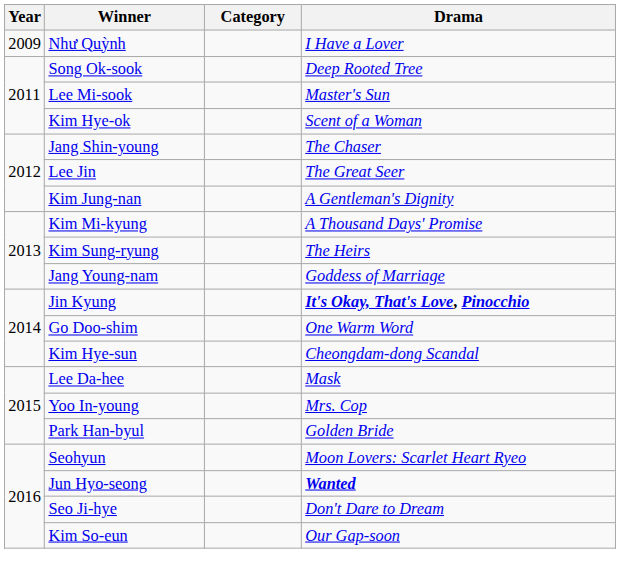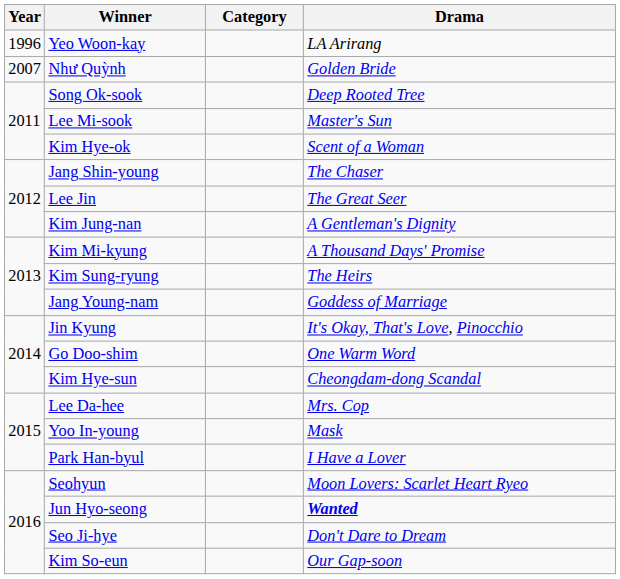+ row: (97, 43)
(25, 43) 2009 -> (25, 69) 2007
(354, 43) I Have a Lover -> (352, 69) Golden Bride
(417, 302) bold -> (415, 328) normal
(323, 379) Mask -> (338, 405) Mrs. Cop
(336, 405) Mrs. Cop -> (325, 431) Mask
(349, 431) Golden Bride -> (356, 457) I Have a Lover
